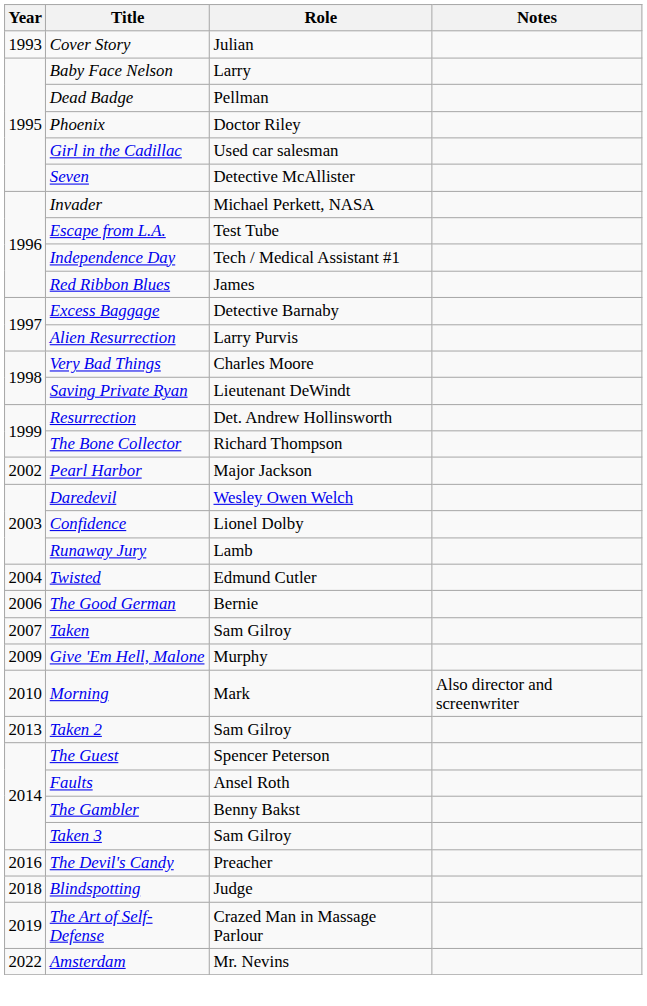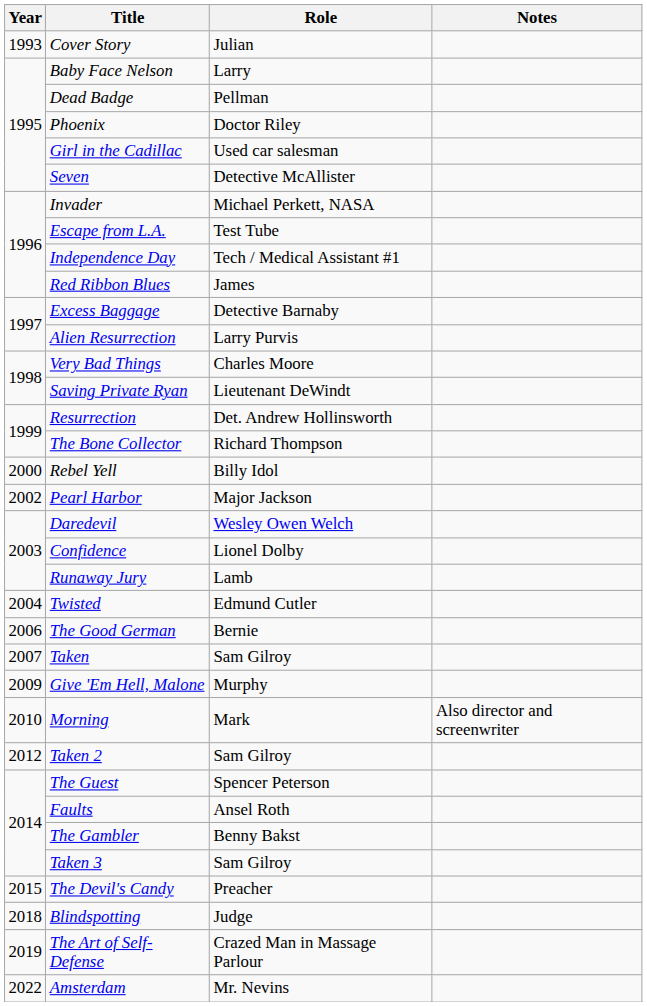+ row: (83, 470)
(25, 729) 2013 -> (25, 756) 2012
(25, 862) 2016 -> (25, 889) 2015
